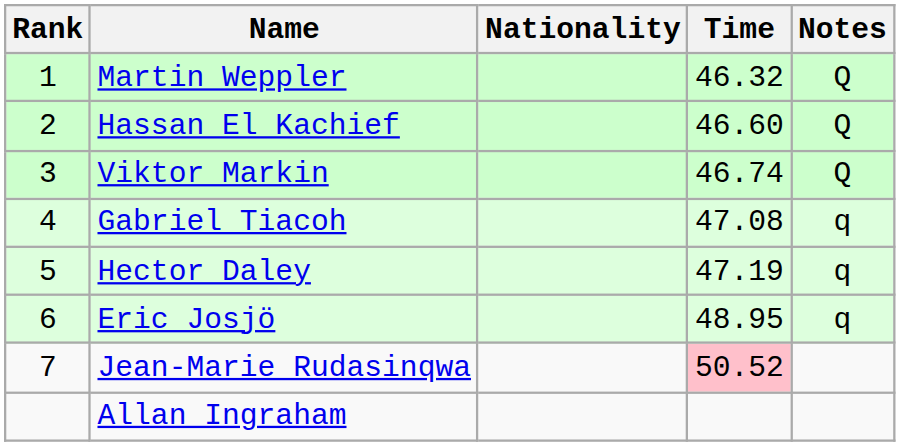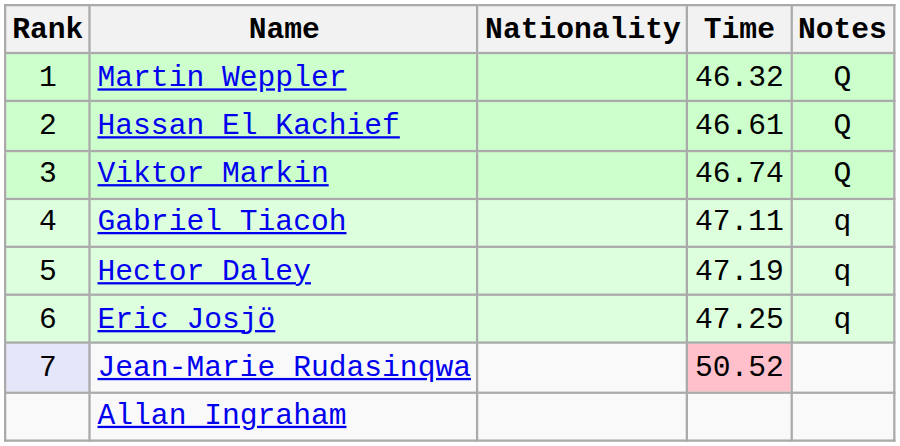(739, 126) 46.60 -> (739, 126) 46.61
(739, 223) 47.08 -> (739, 223) 47.11
(739, 319) 48.95 -> (739, 319) 47.25
(48, 367) no background -> (48, 367) lavender background
